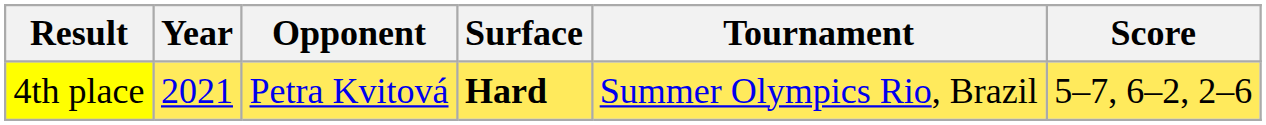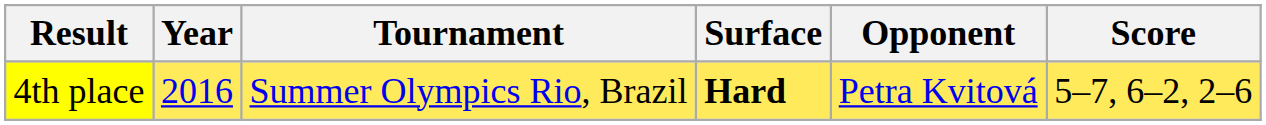columns swapped: (819, 33) <-> (349, 33)
(197, 90) 2021 -> (197, 90) 2016
